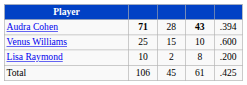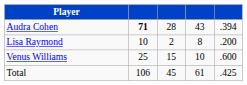(200, 27) bold -> (200, 27) normal
rows swapped: (37, 42) <-> (35, 57)
